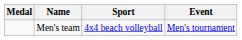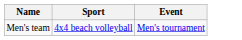- column: (19, 12)
